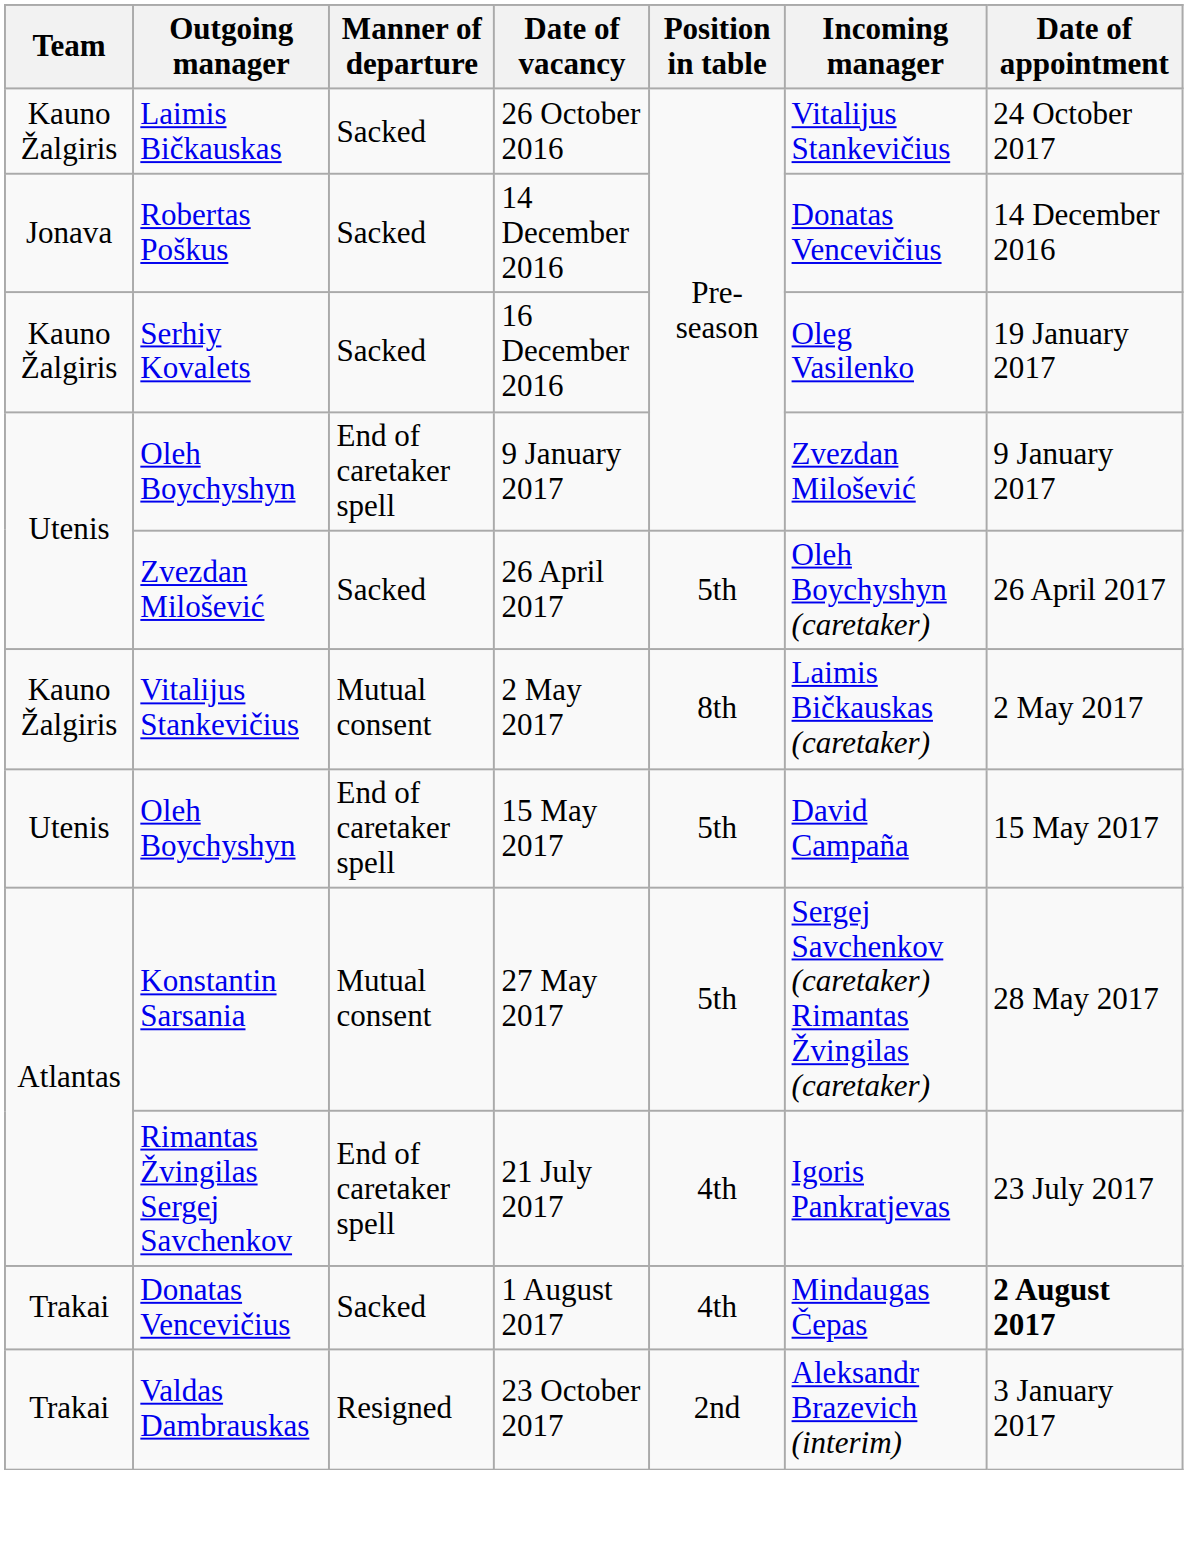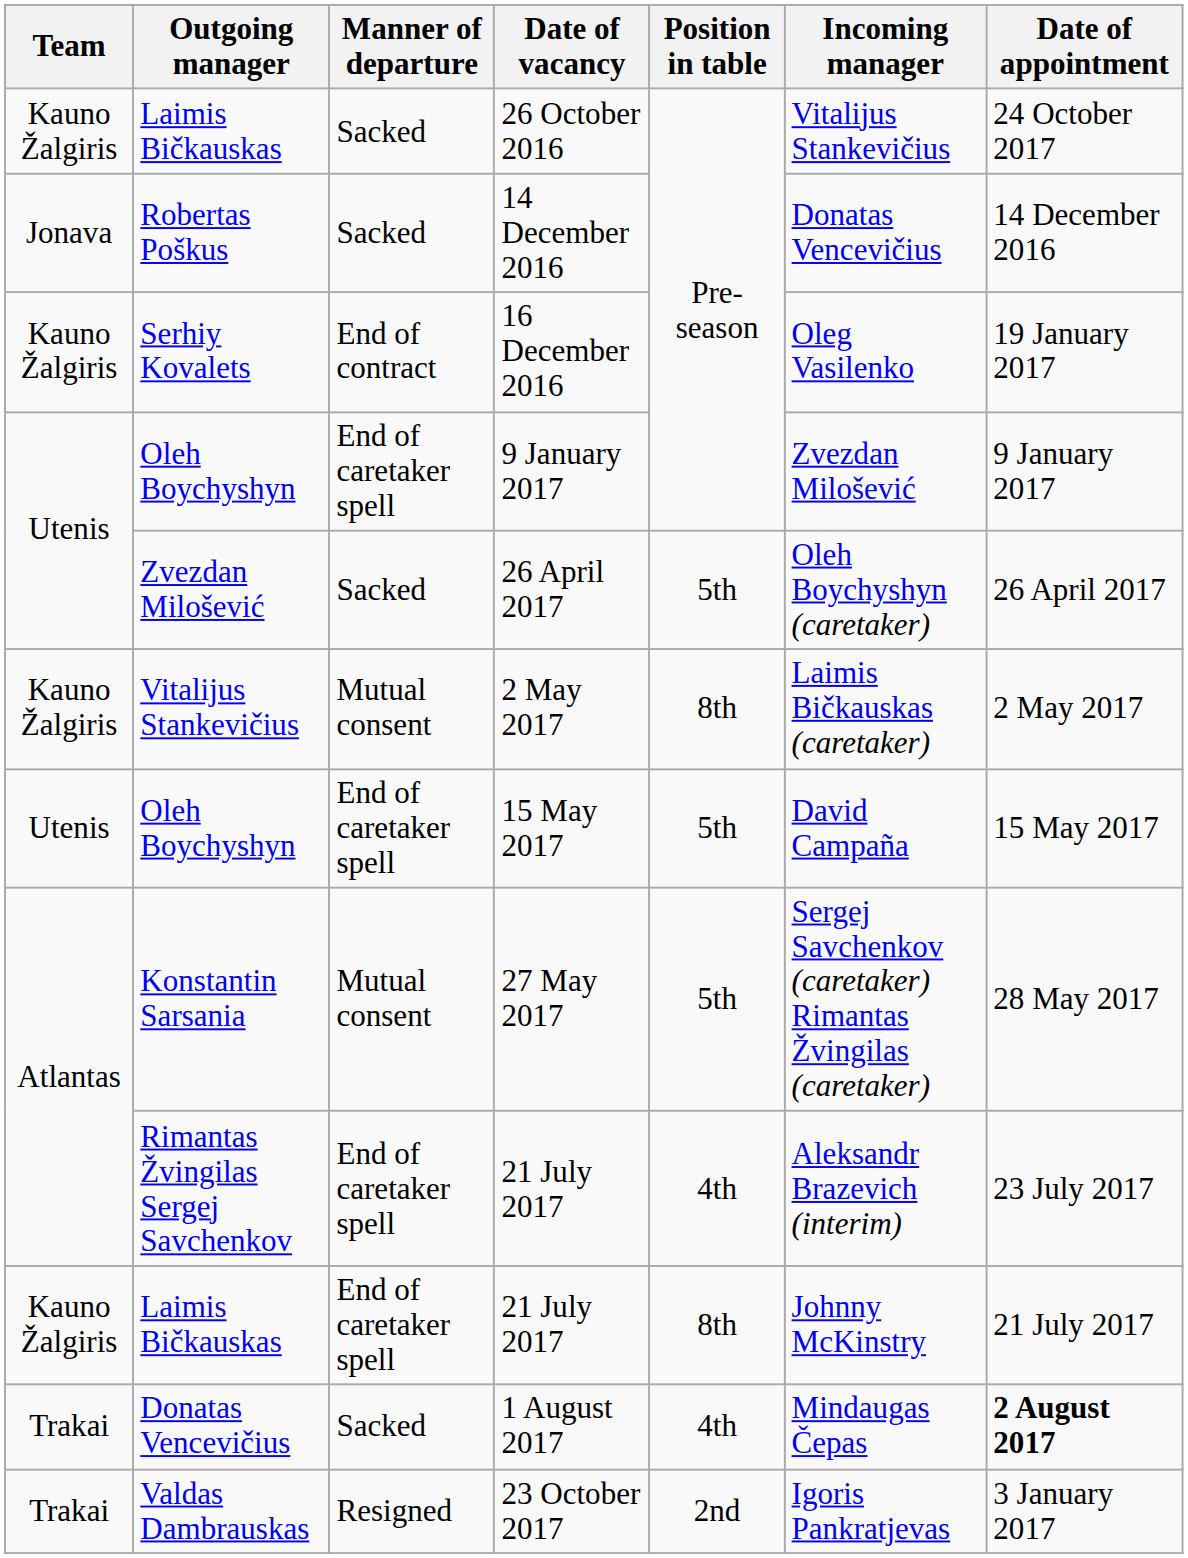(381, 351) Sacked -> (386, 351) End of contract
(871, 1188) Igoris Pankratjevas -> (855, 1188) Aleksandr Brazevich (interim)
+ row: (211, 1324)
(855, 1408) Aleksandr Brazevich (interim) -> (871, 1510) Igoris Pankratjevas
